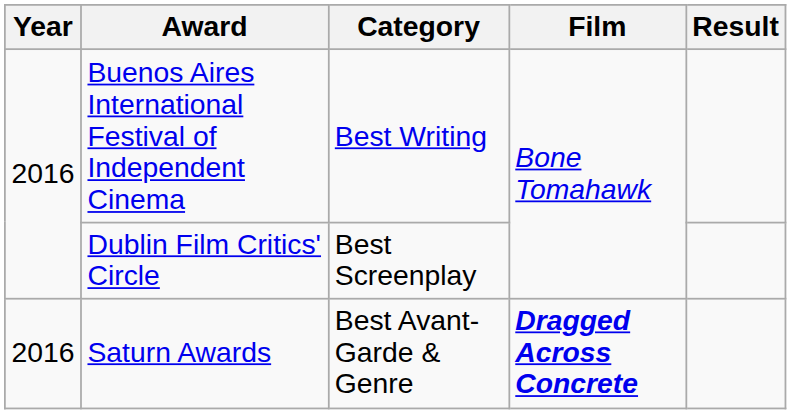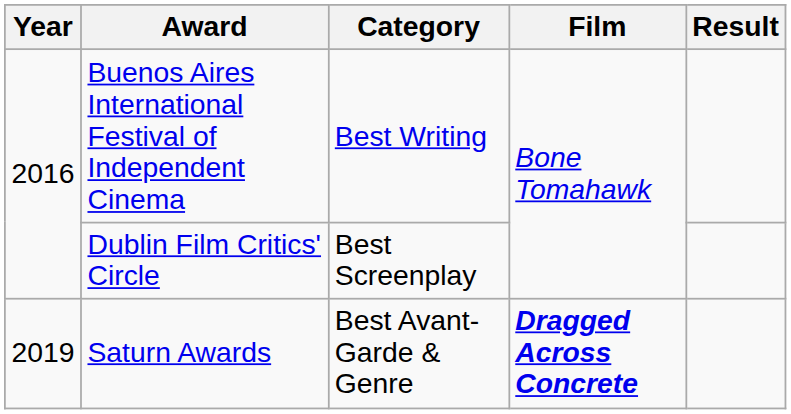(43, 352) 2016 -> (43, 352) 2019
